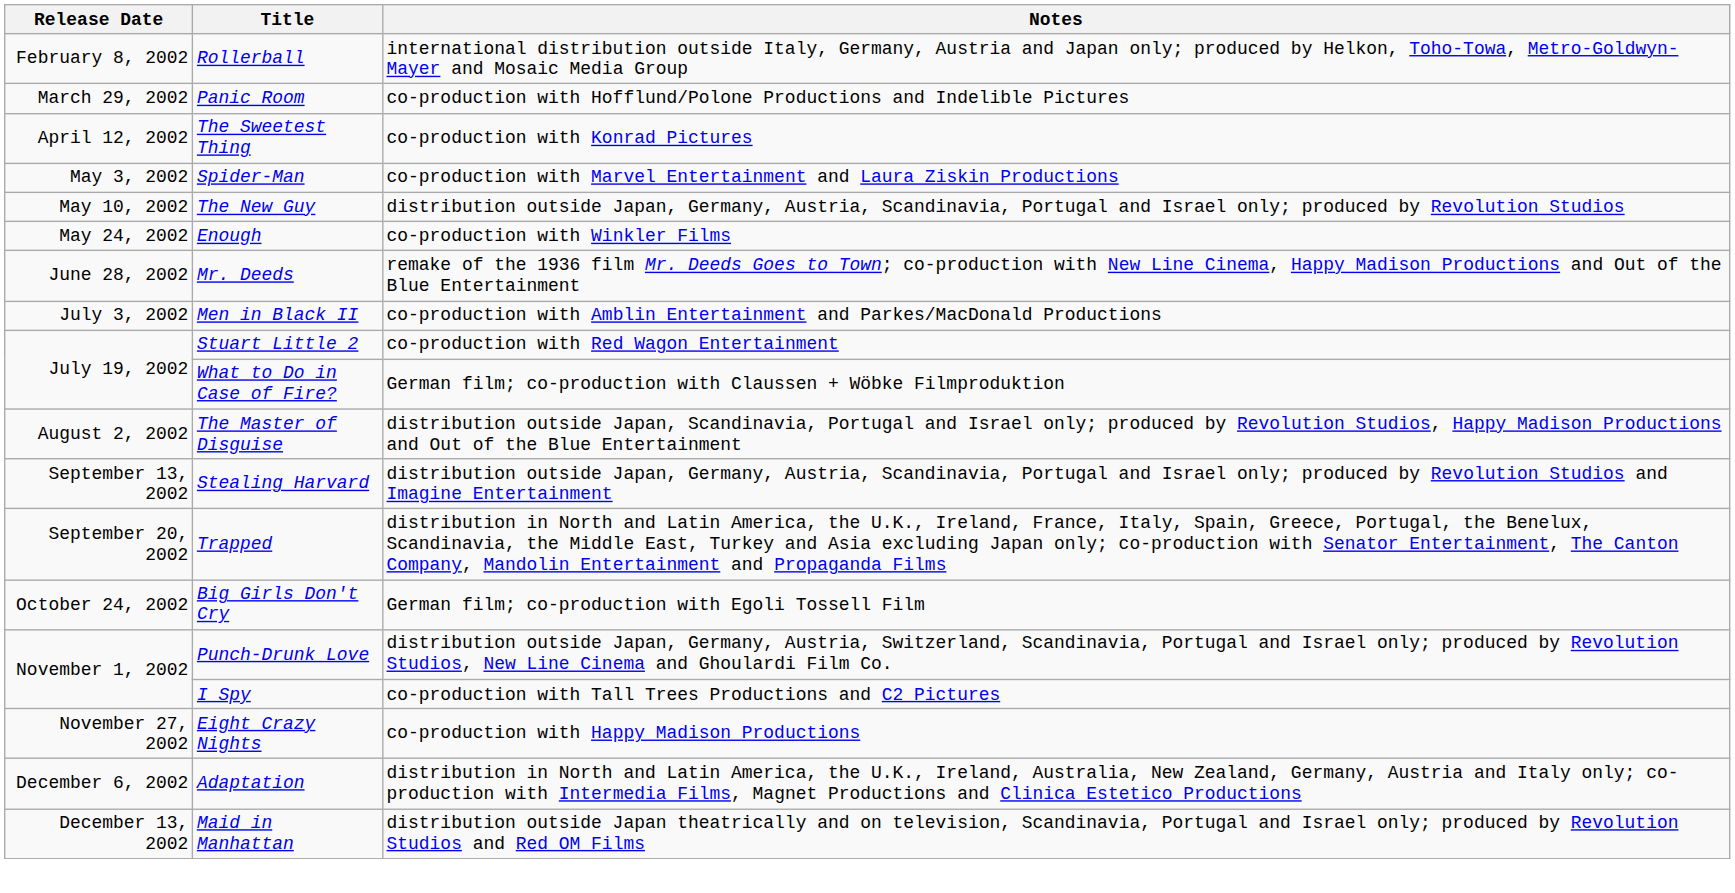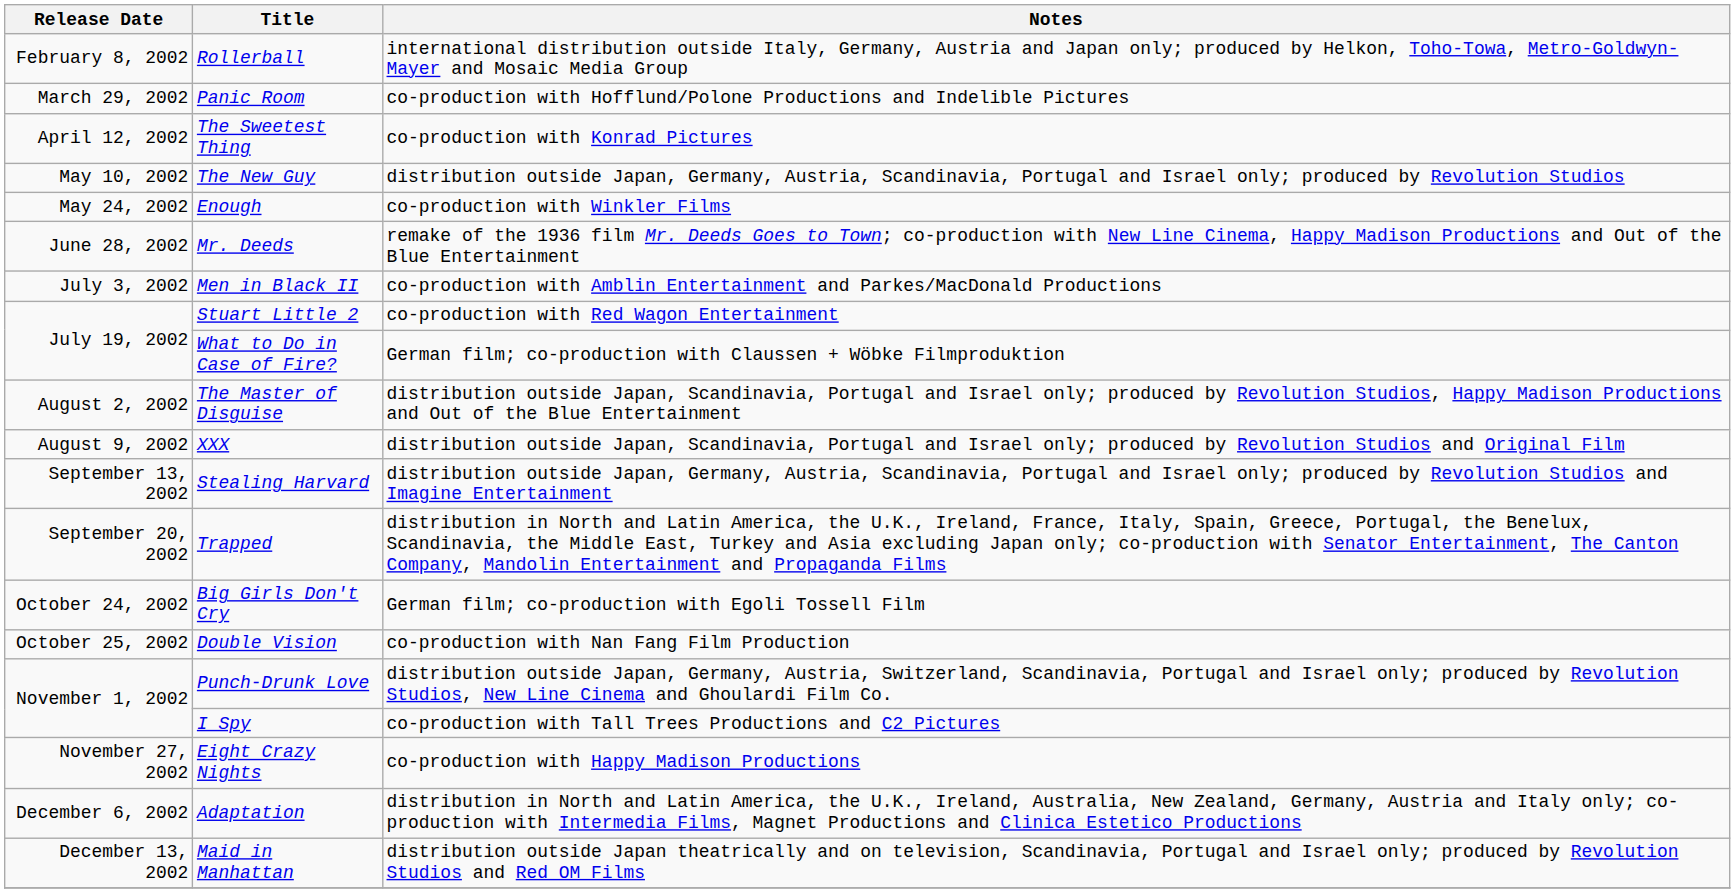- row: (251, 178)
+ row: (213, 444)
+ row: (267, 644)
